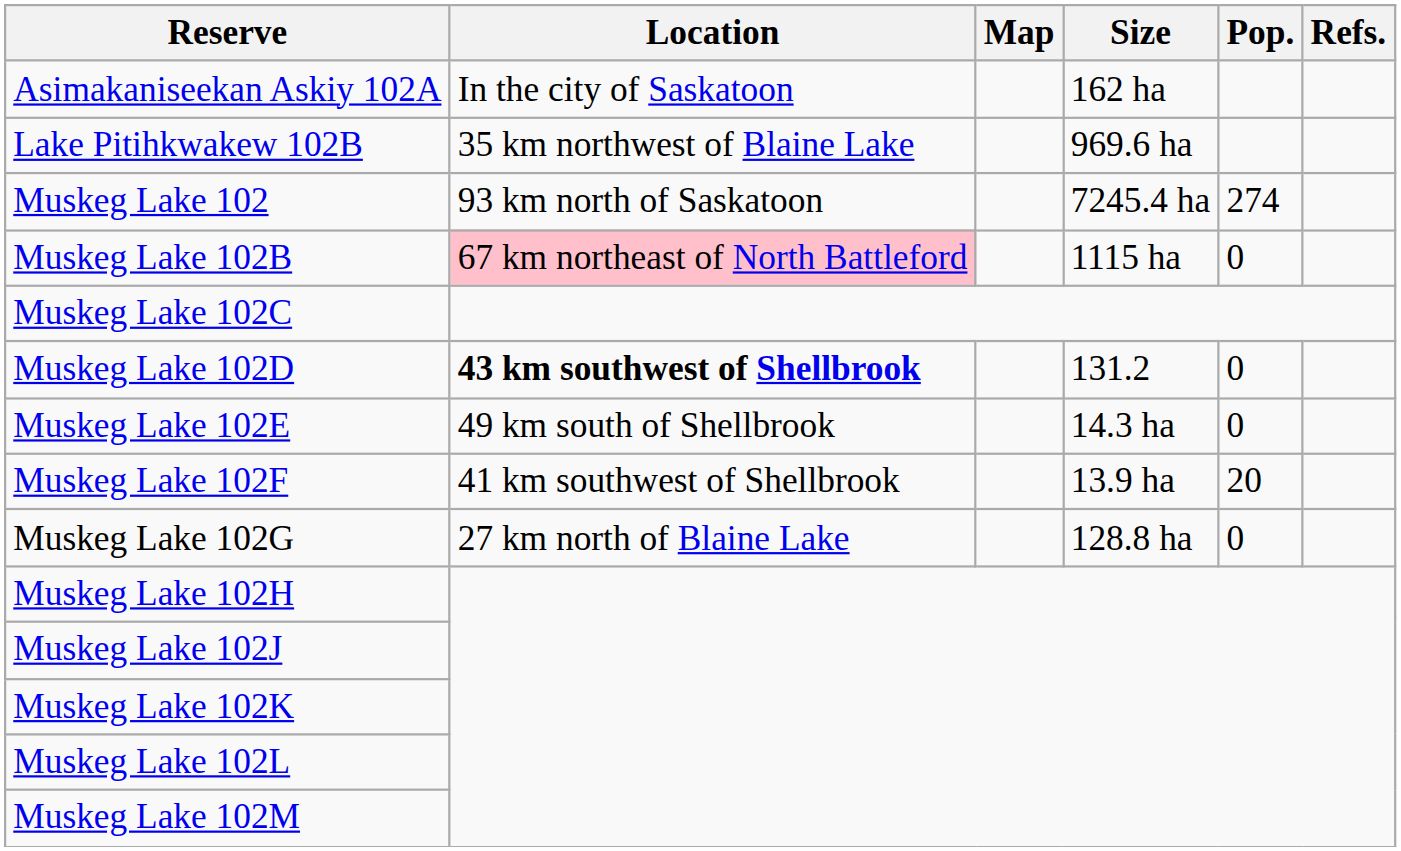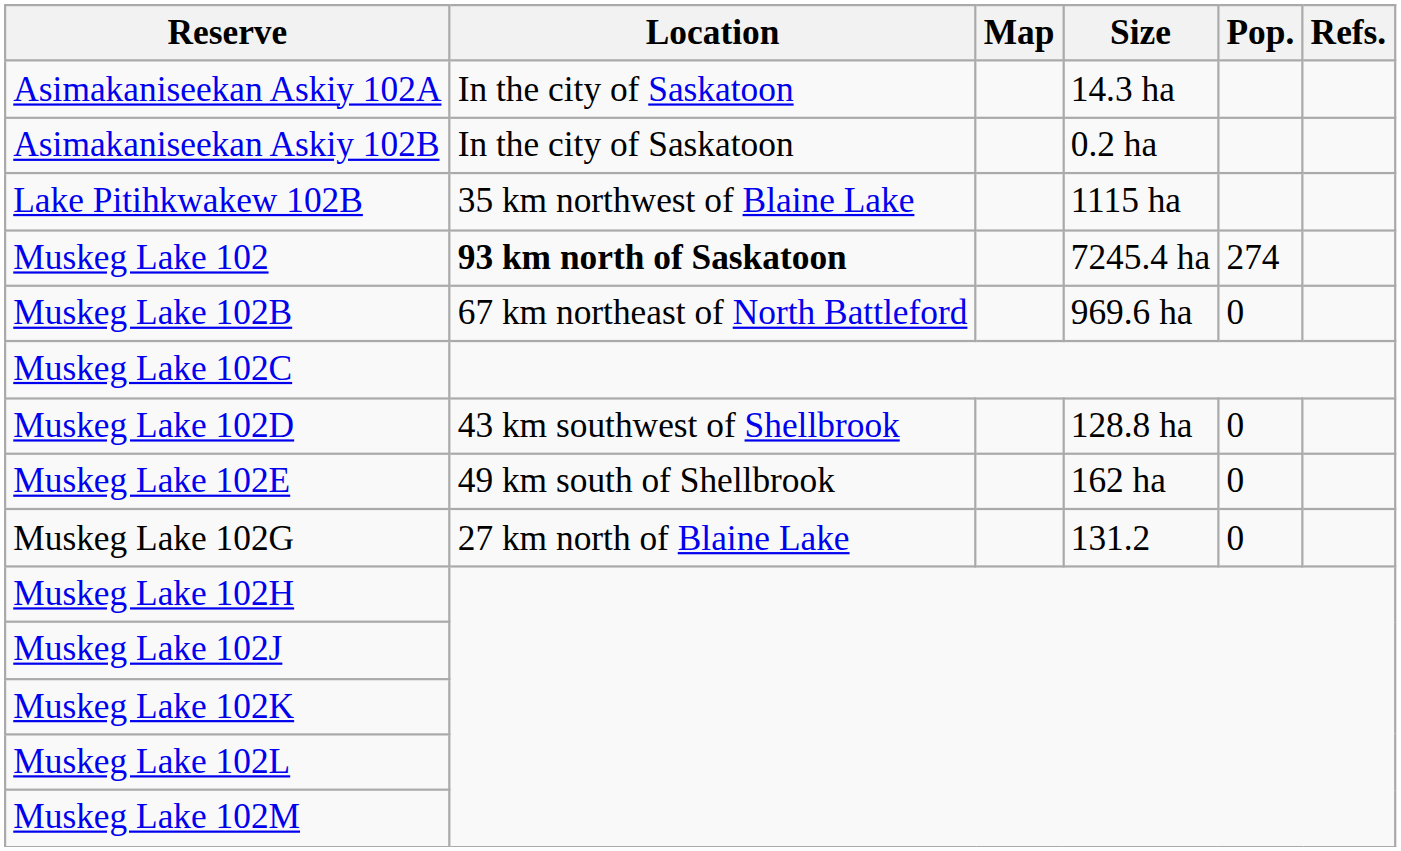(1118, 88) 162 ha -> (1123, 88) 14.3 ha
+ row: (226, 144)
(1132, 144) 969.6 ha -> (1126, 200) 1115 ha
(640, 200) normal -> (652, 256) bold
(713, 256) pink background -> (713, 312) no background
(1126, 256) 1115 ha -> (1132, 312) 969.6 ha
(689, 369) bold -> (679, 425) normal
(1111, 369) 131.2 -> (1132, 425) 128.8 ha
(1123, 425) 14.3 ha -> (1118, 481) 162 ha
- row: (151, 481)
(1132, 537) 128.8 ha -> (1111, 537) 131.2
